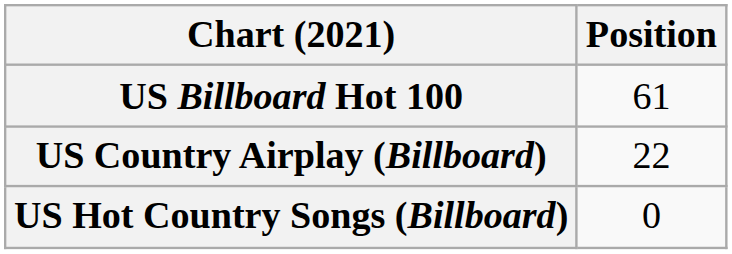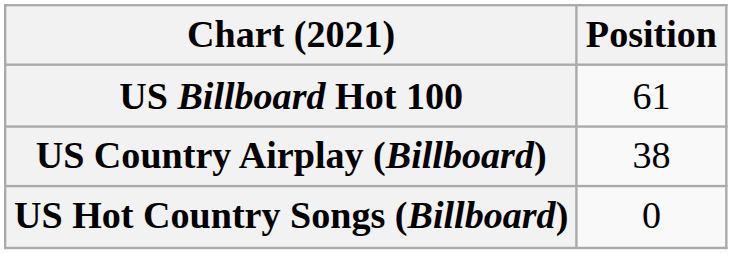(651, 155) 22 -> (651, 155) 38
